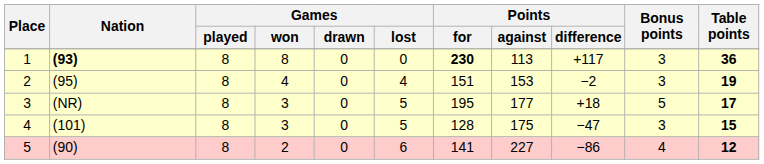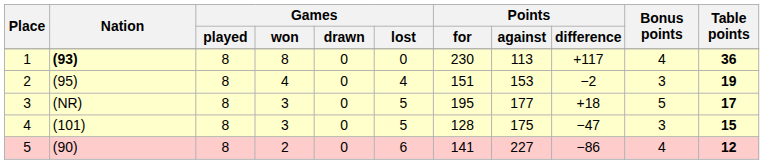(462, 59) bold -> (462, 59) normal
(662, 59) 3 -> (662, 59) 4
